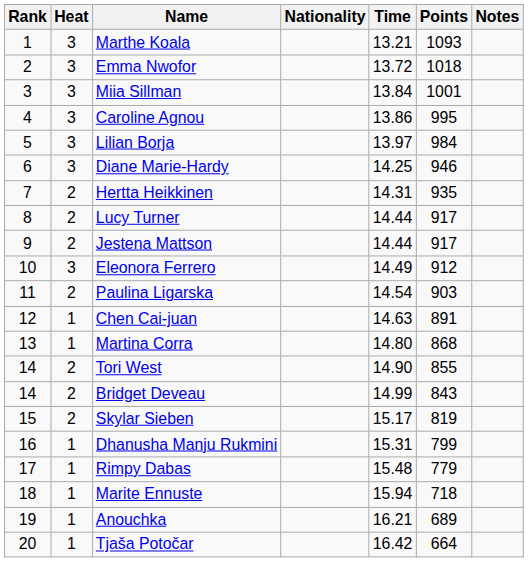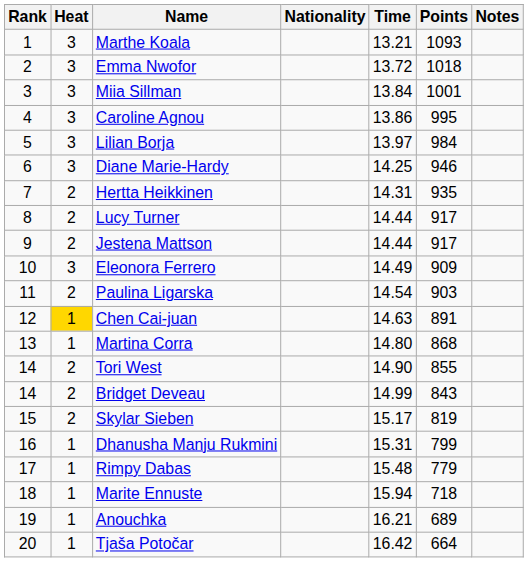(444, 268) 912 -> (444, 268) 909
(71, 318) no background -> (71, 318) gold background
